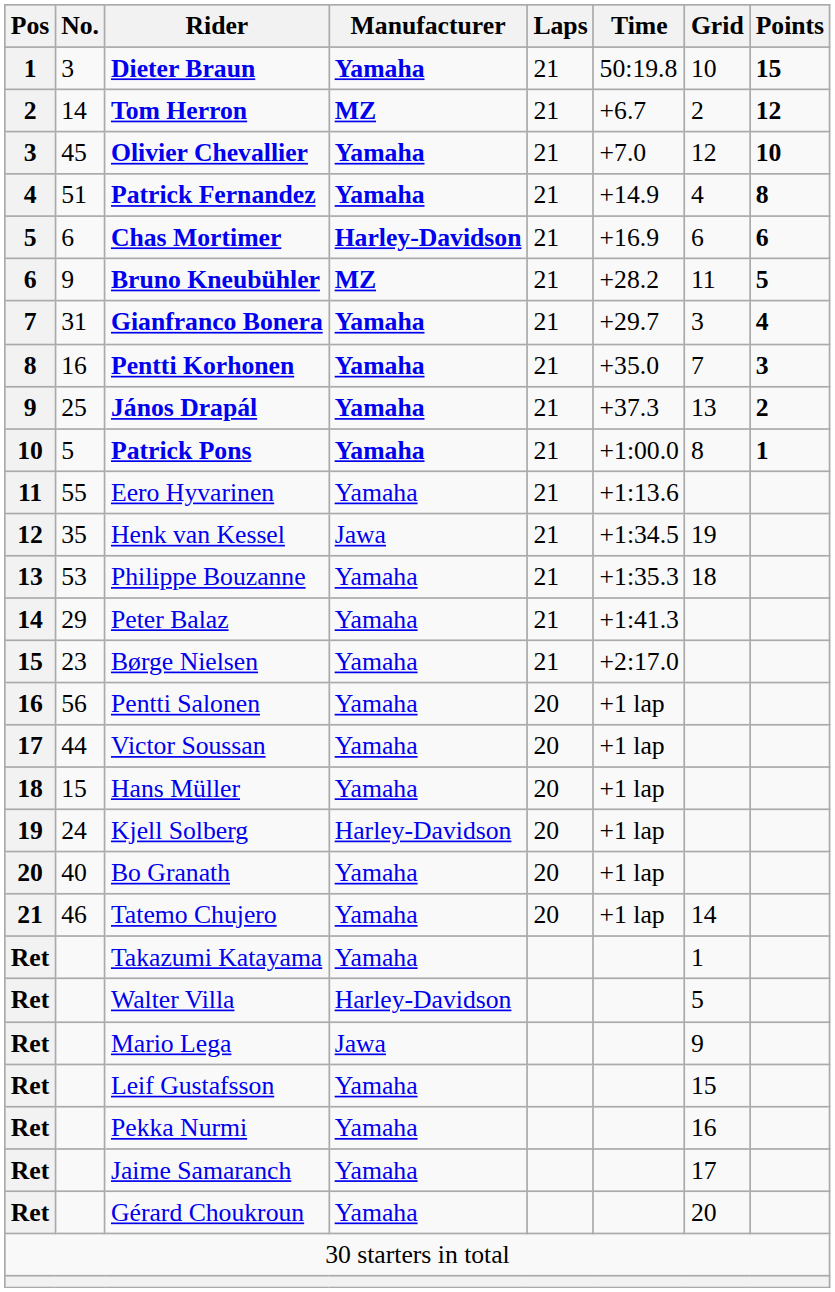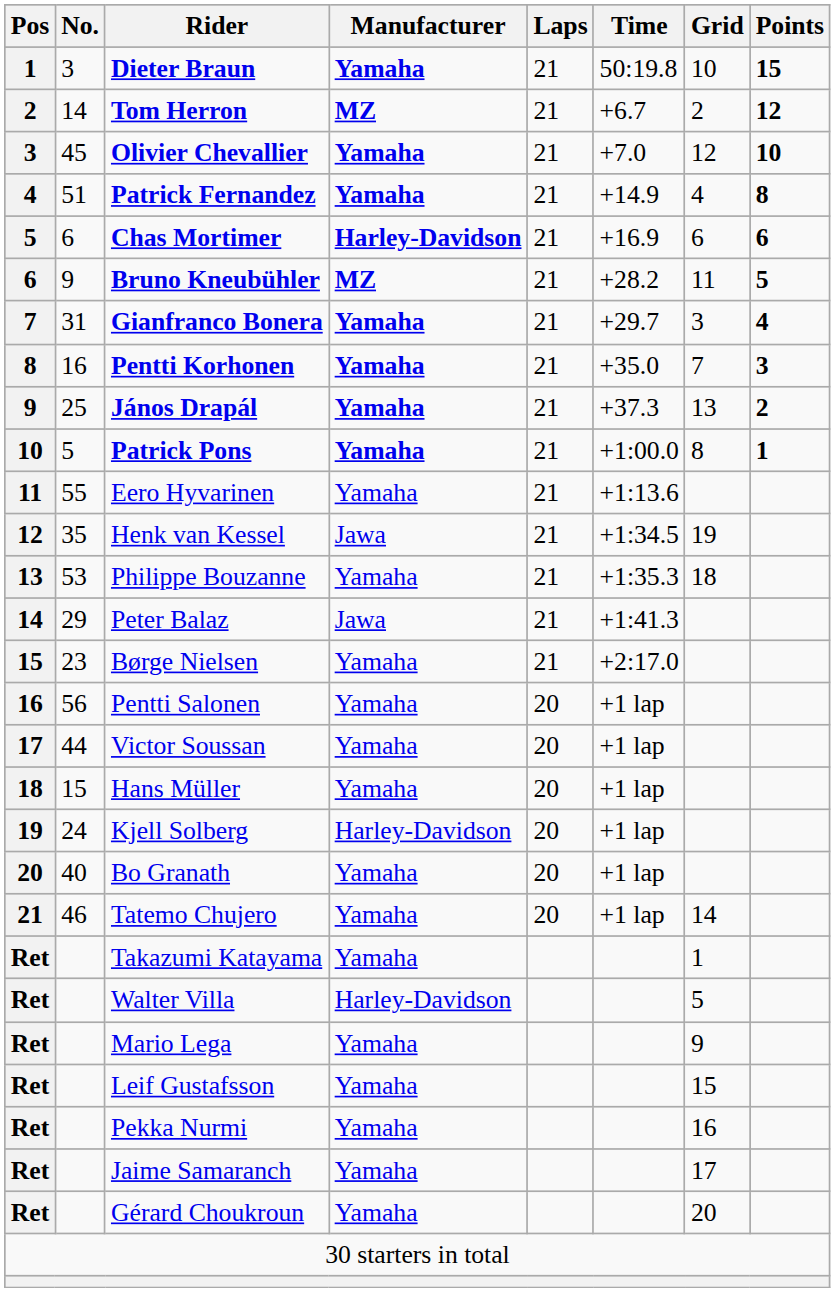(376, 618) Yamaha -> (360, 618) Jawa
(360, 1042) Jawa -> (376, 1042) Yamaha
